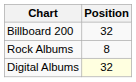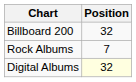(107, 49) 8 -> (107, 49) 7
